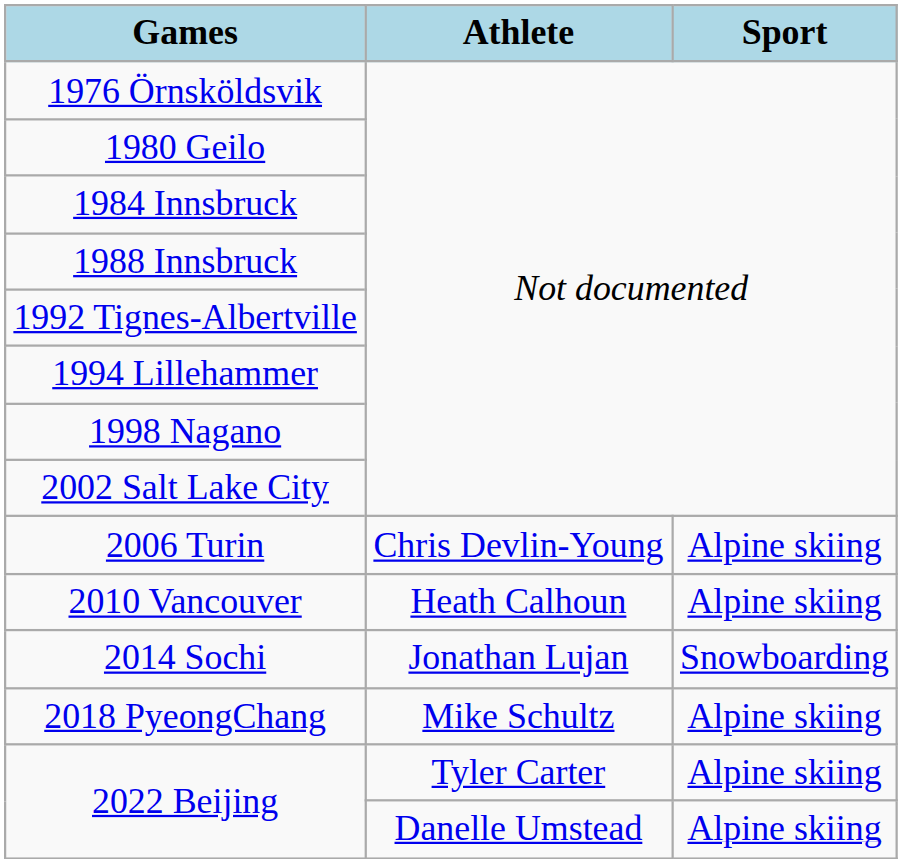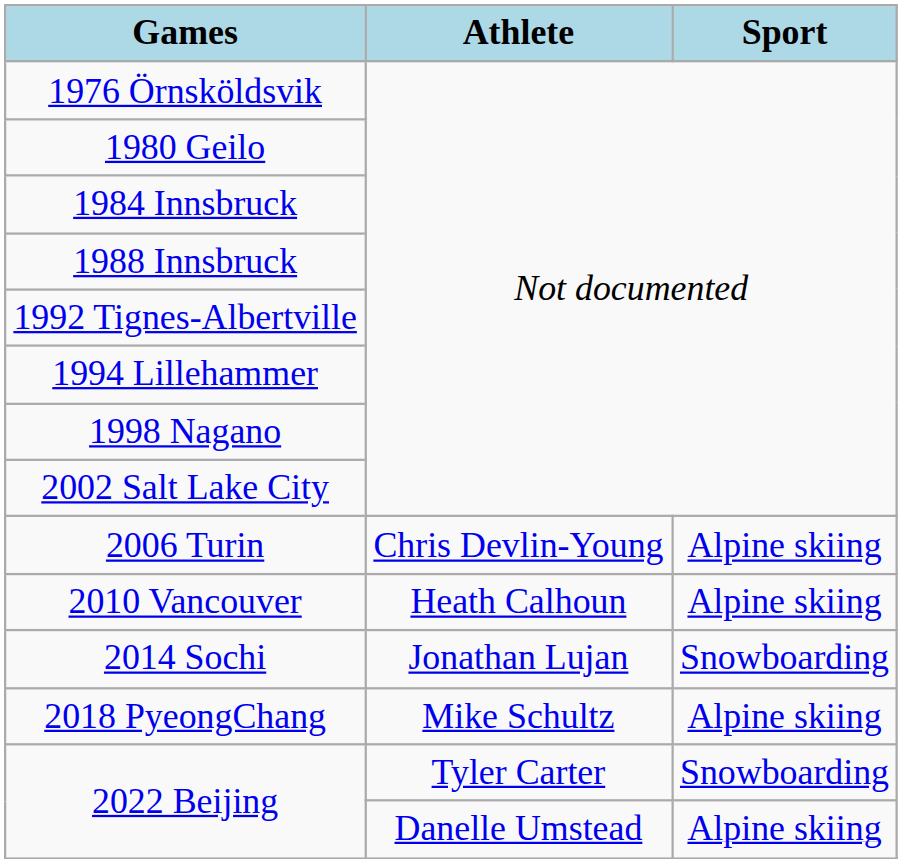(785, 771) Alpine skiing -> (785, 771) Snowboarding
